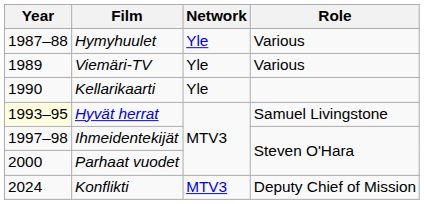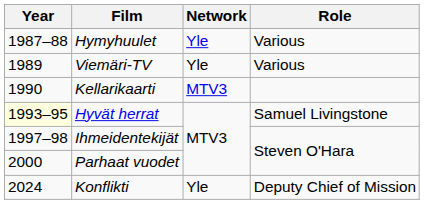(197, 89) Yle -> (207, 89) MTV3
(207, 187) MTV3 -> (197, 187) Yle
